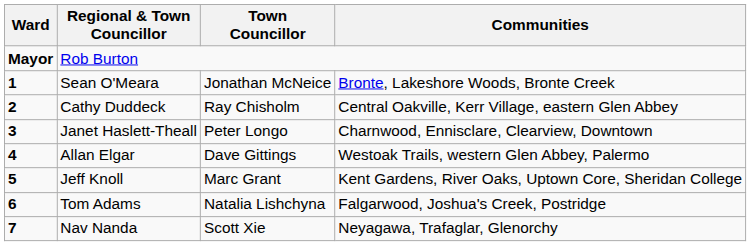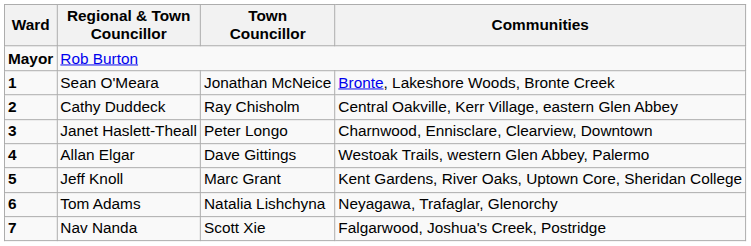(472, 204) Falgarwood, Joshua's Creek, Postridge -> (448, 204) Neyagawa, Trafaglar, Glenorchy
(448, 228) Neyagawa, Trafaglar, Glenorchy -> (472, 228) Falgarwood, Joshua's Creek, Postridge
